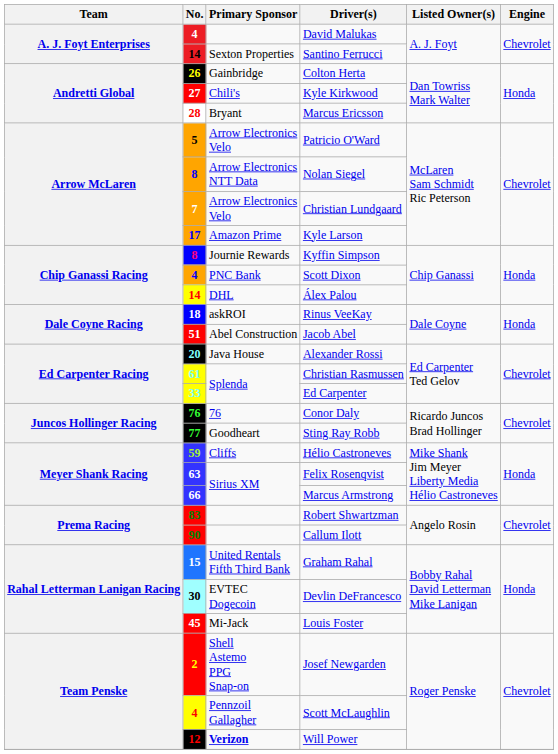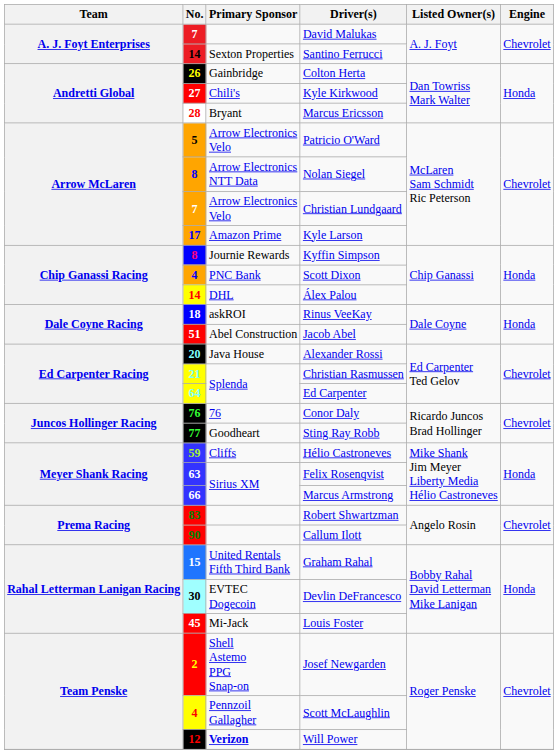(195, 34) 4 -> (195, 34) 7
(195, 374) 61 -> (195, 374) 21
(195, 393) 33 -> (195, 393) 64
